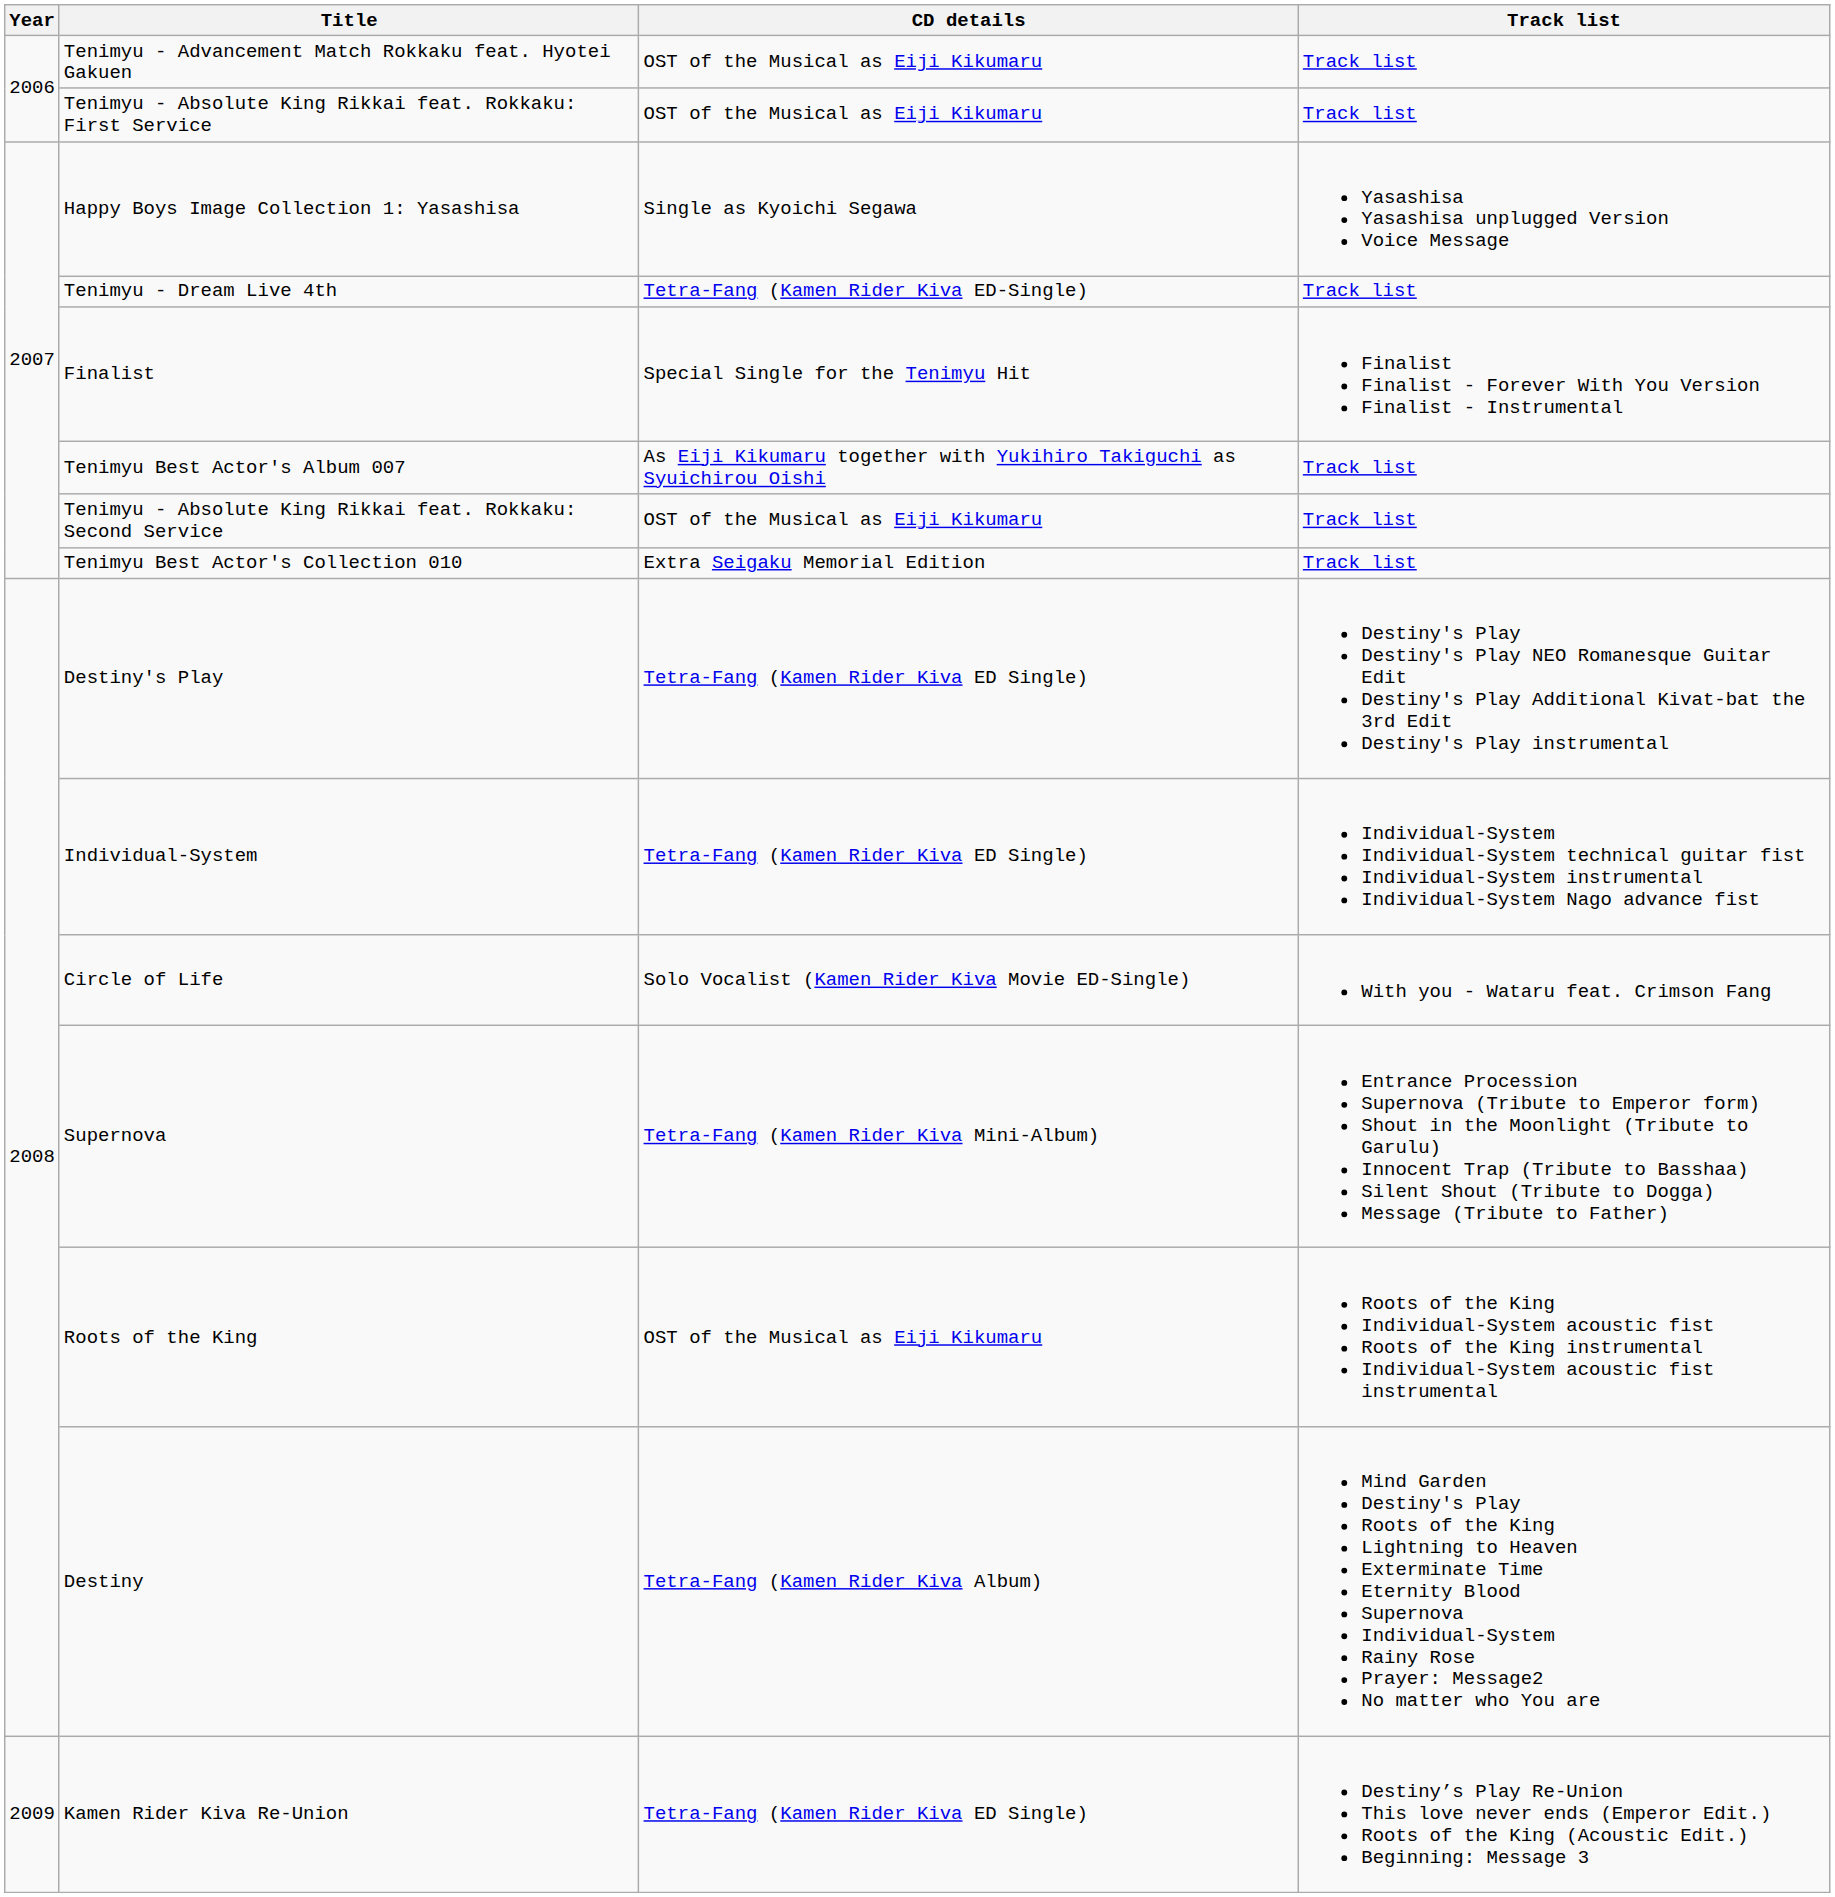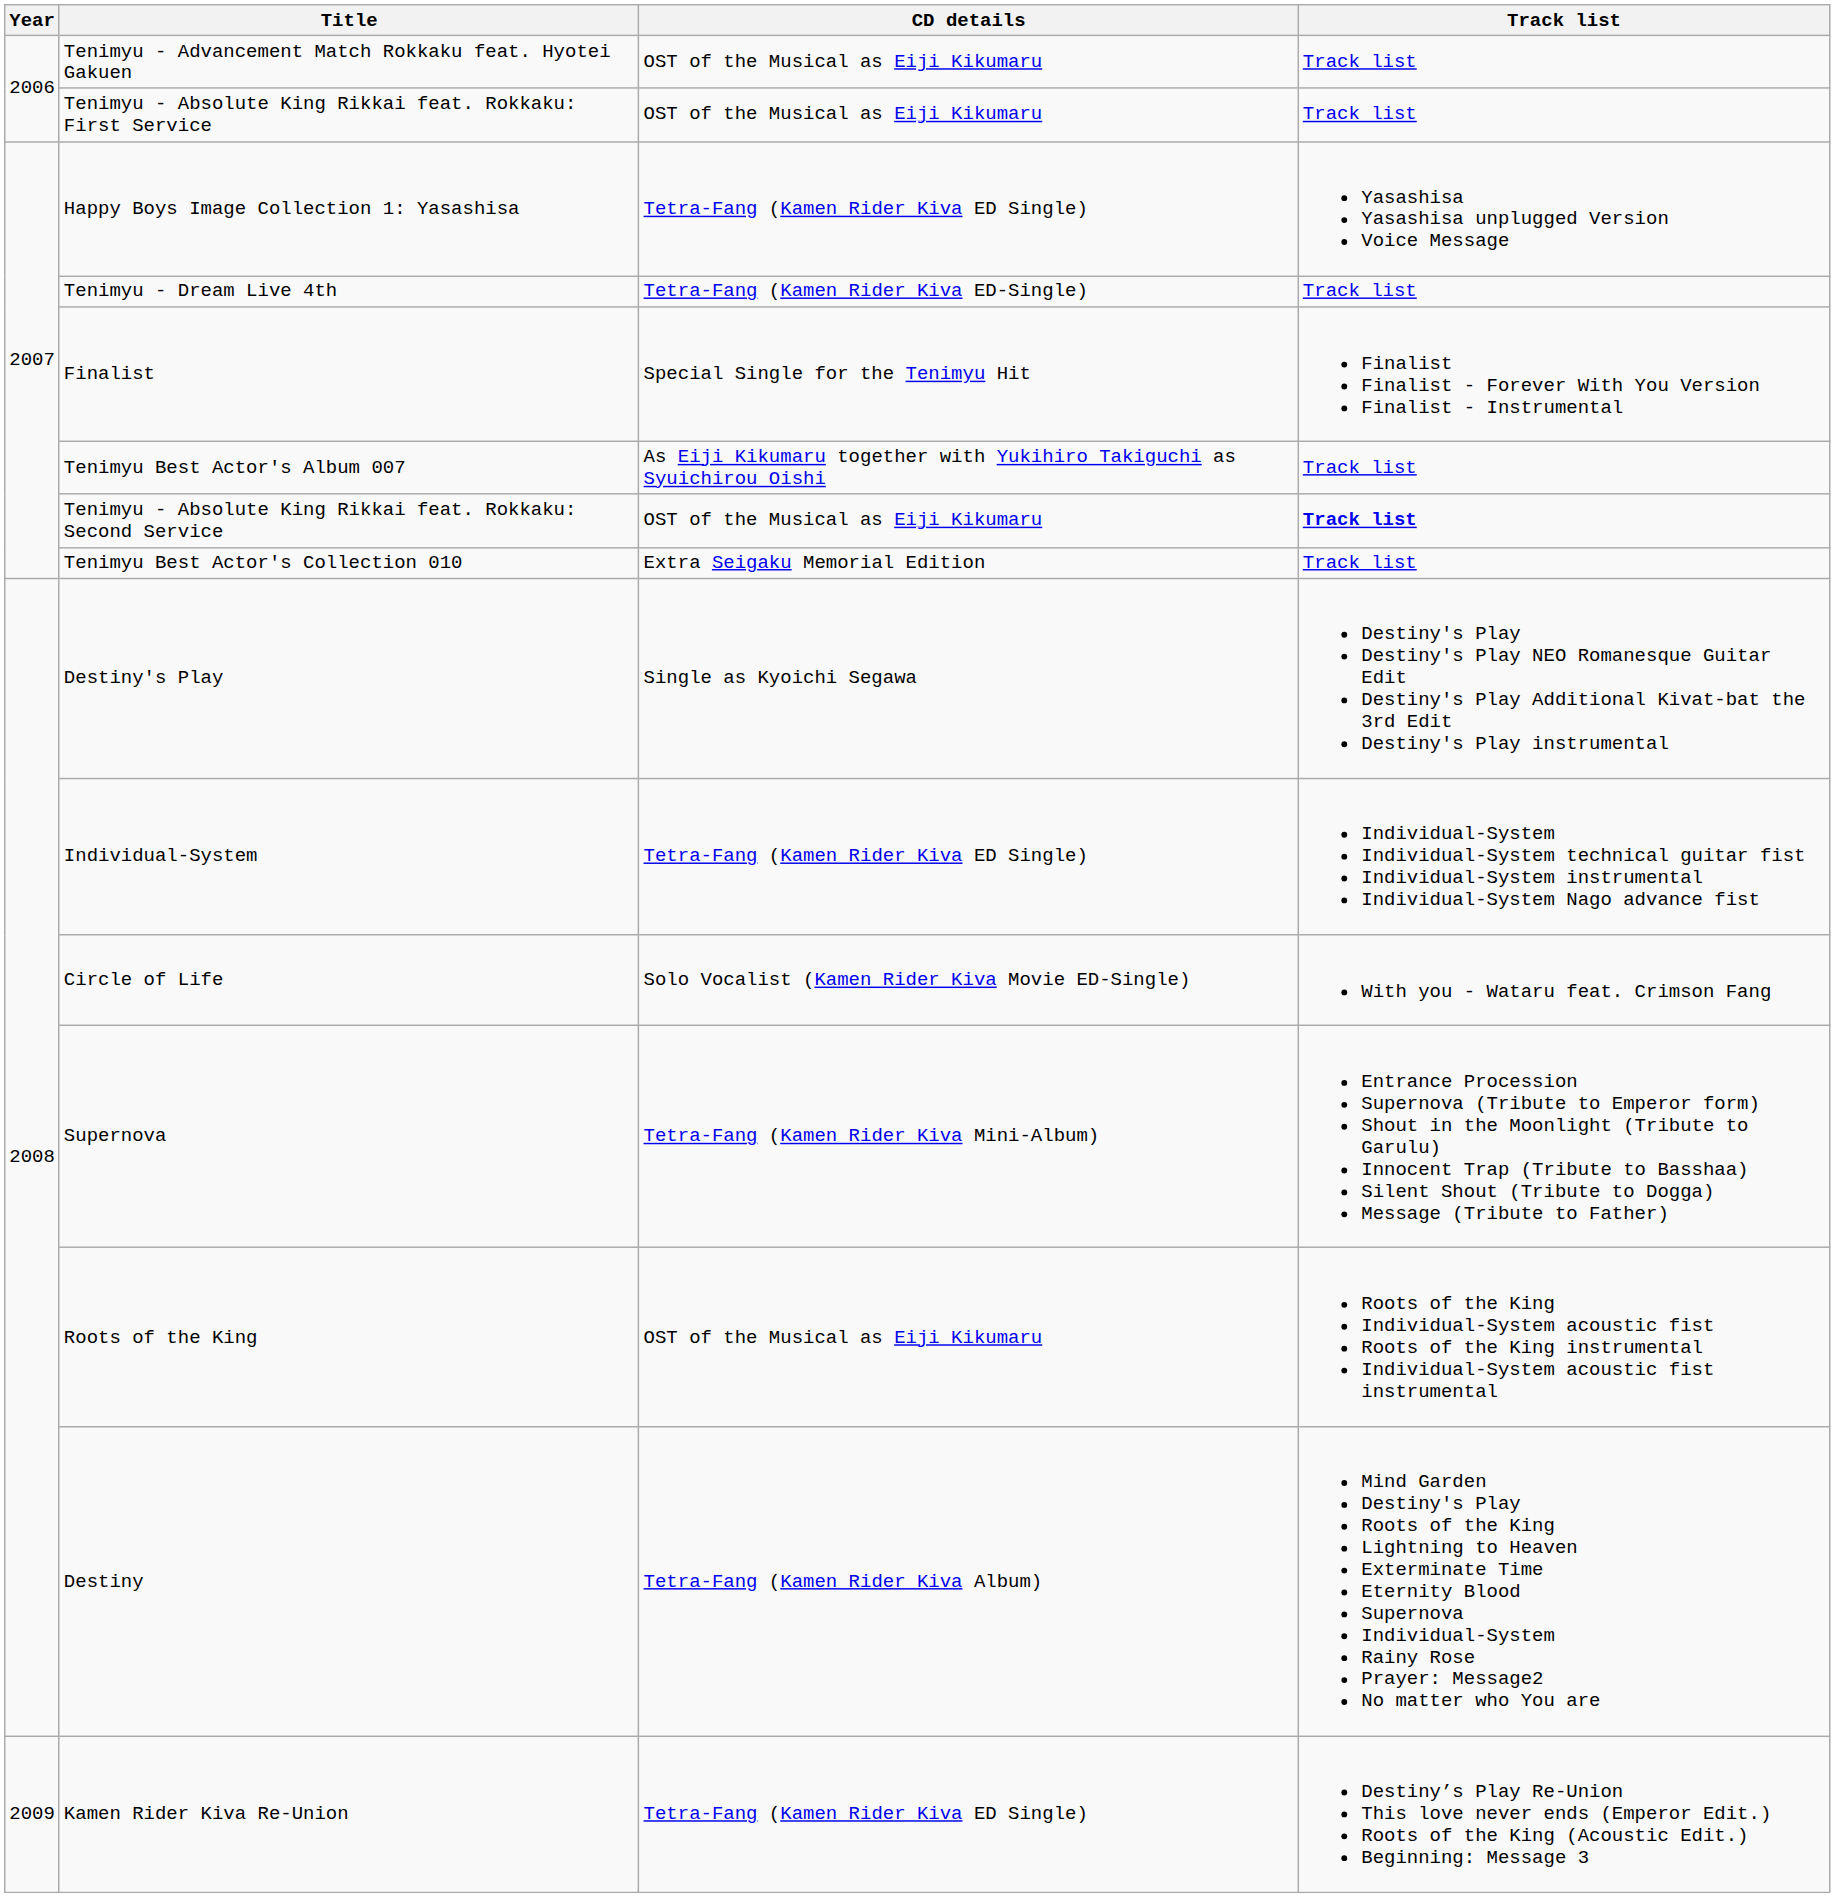(780, 209) Single as Kyoichi Segawa -> (866, 209) Tetra-Fang (Kamen Rider Kiva ED Single)
(1360, 521) normal -> (1360, 521) bold
(866, 678) Tetra-Fang (Kamen Rider Kiva ED Single) -> (780, 678) Single as Kyoichi Segawa
